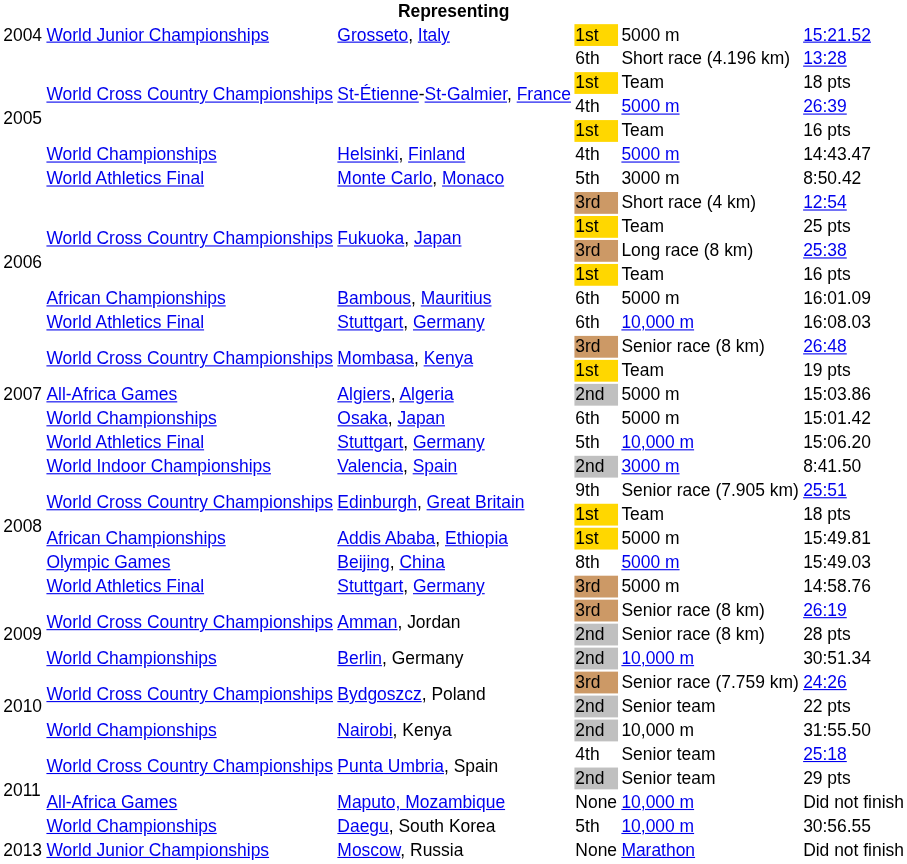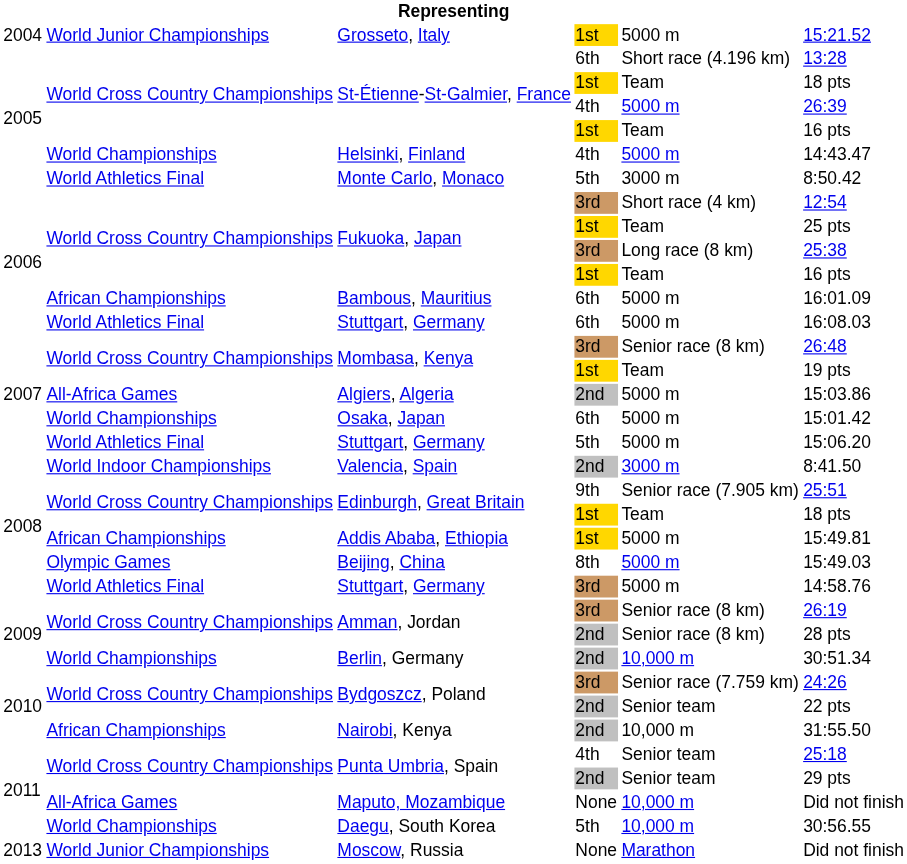(658, 322) 10,000 m -> (650, 322) 5000 m
(658, 442) 10,000 m -> (650, 442) 5000 m
(132, 730) World Championships -> (136, 730) African Championships
